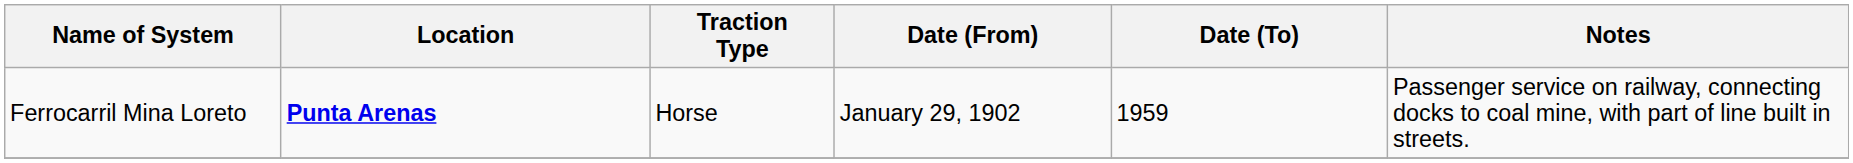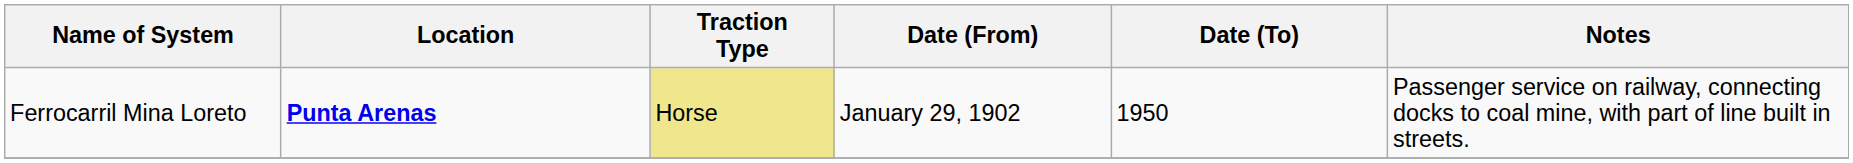(687, 112) no background -> (687, 112) khaki background
(1142, 112) 1959 -> (1142, 112) 1950
